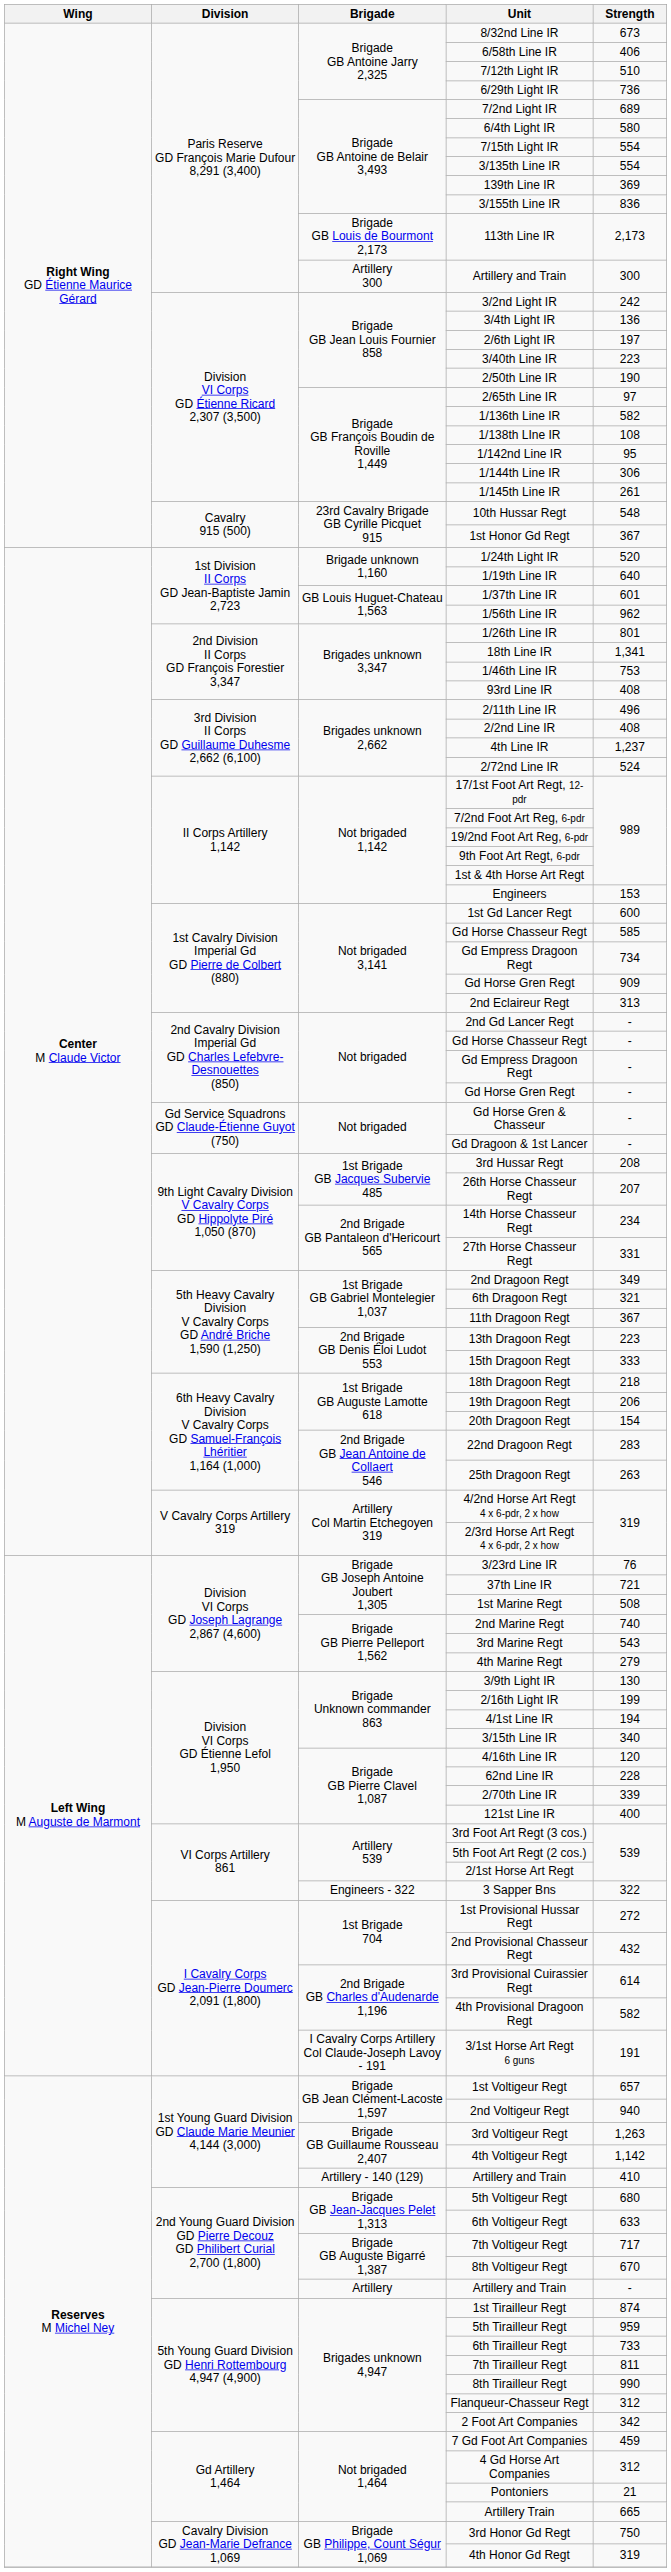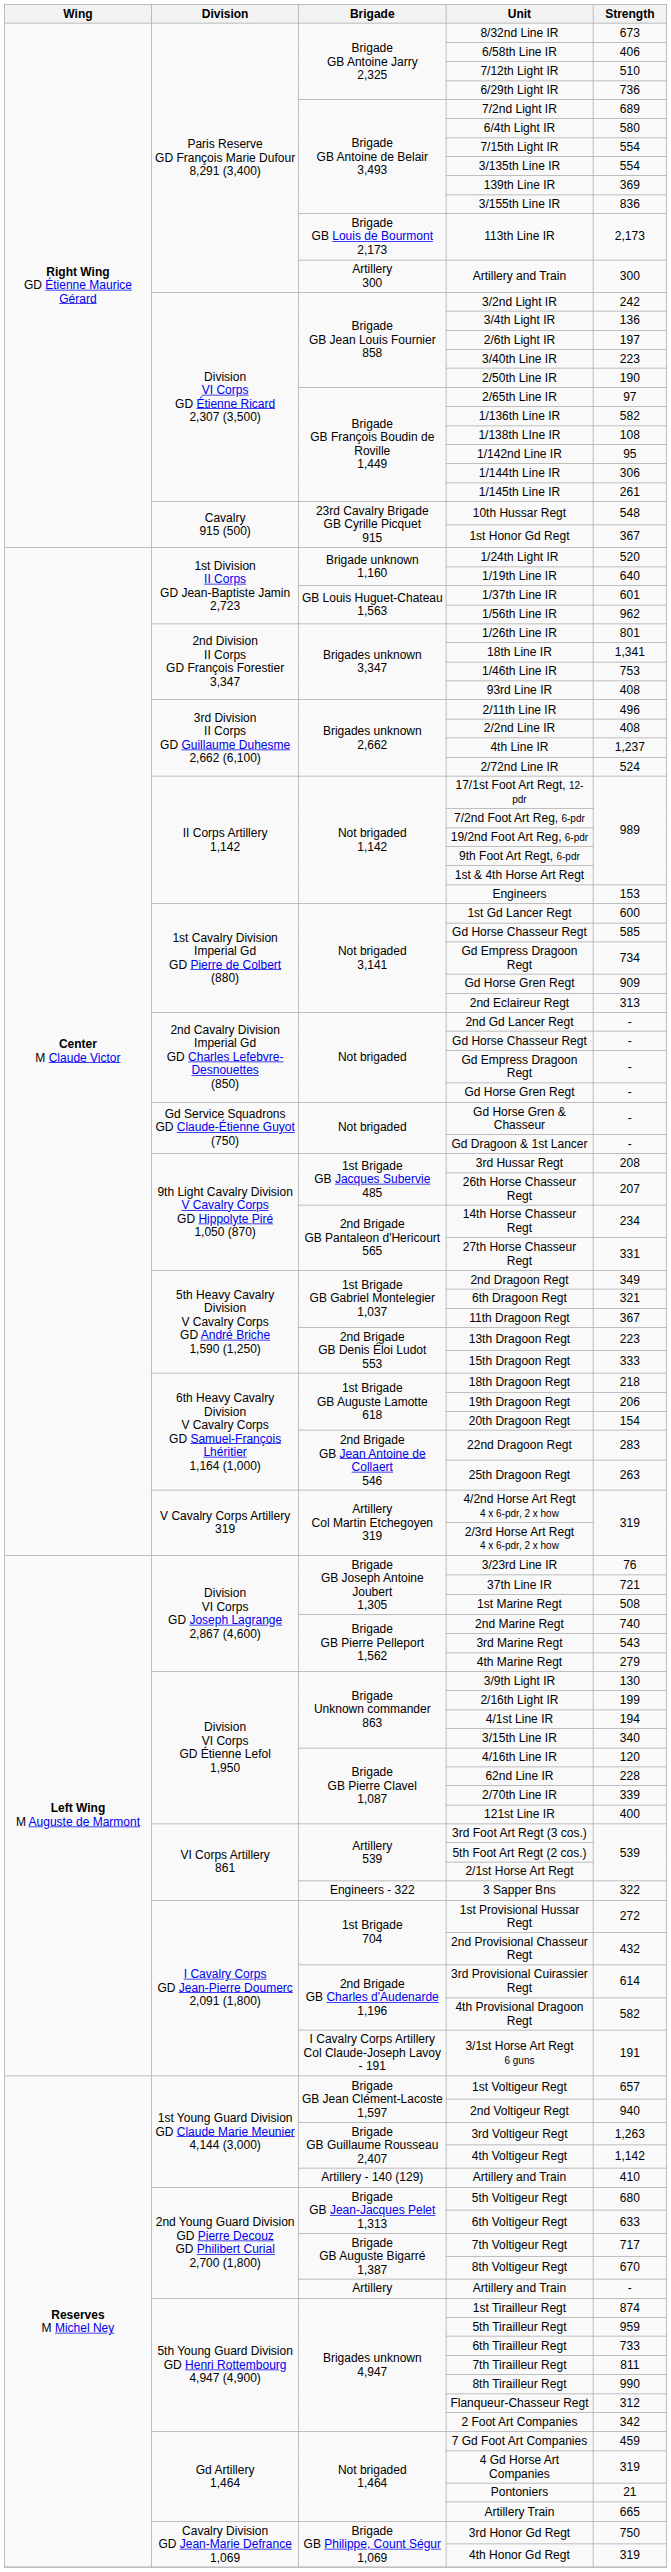(630, 2466) 312 -> (630, 2466) 319
